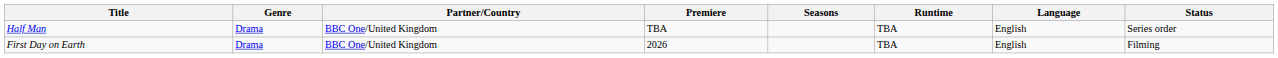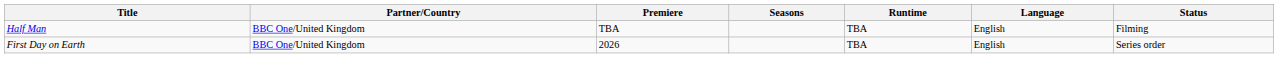- column: (278, 12)
(1152, 28) Series order -> (1132, 28) Filming
(1143, 45) Filming -> (1141, 45) Series order
